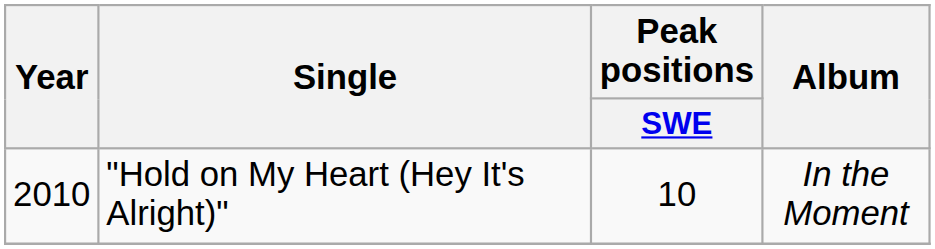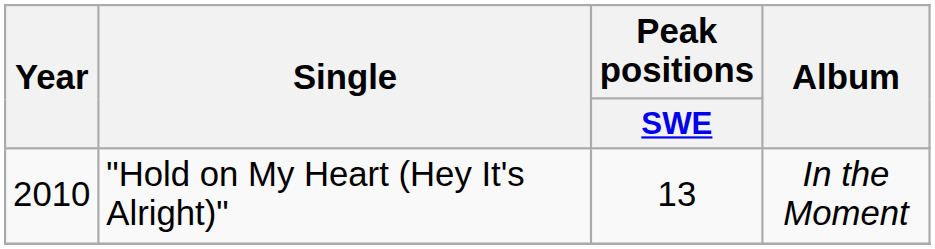(677, 195) 10 -> (677, 195) 13
